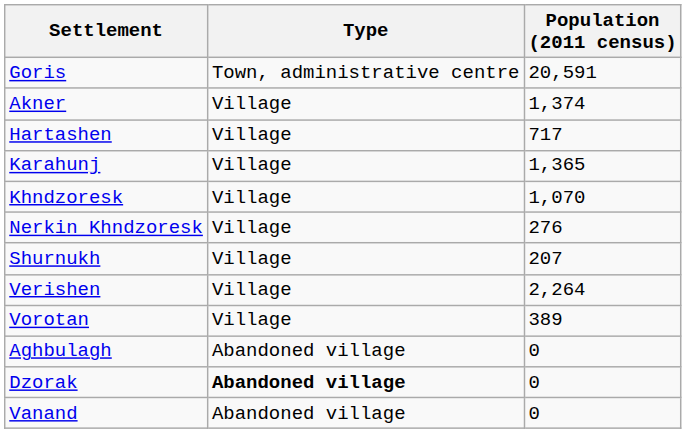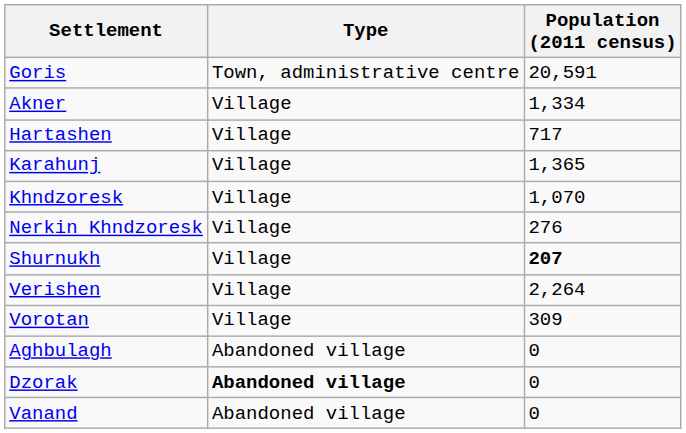(557, 104) 1,374 -> (557, 104) 1,334
(546, 259) normal -> (546, 259) bold
(546, 321) 389 -> (546, 321) 309
